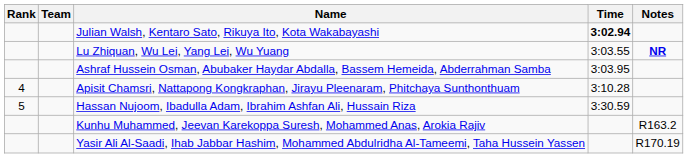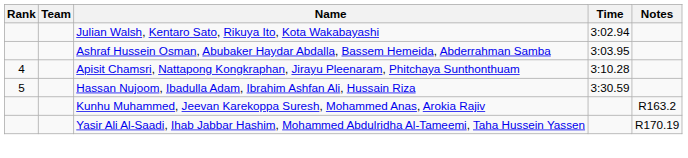(610, 32) bold -> (610, 32) normal
- row: (183, 51)
